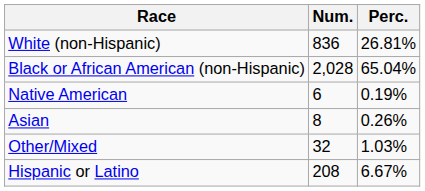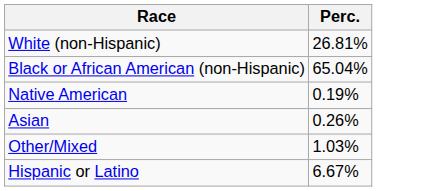- column: (333, 17)
